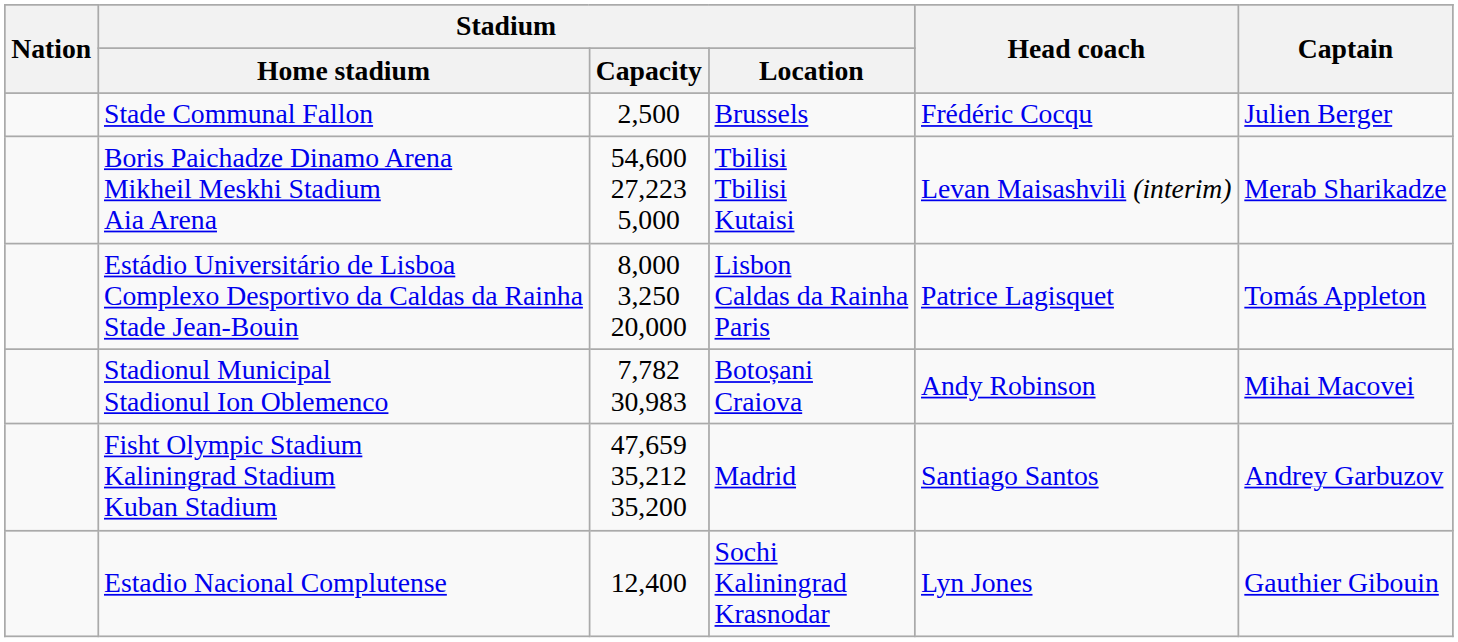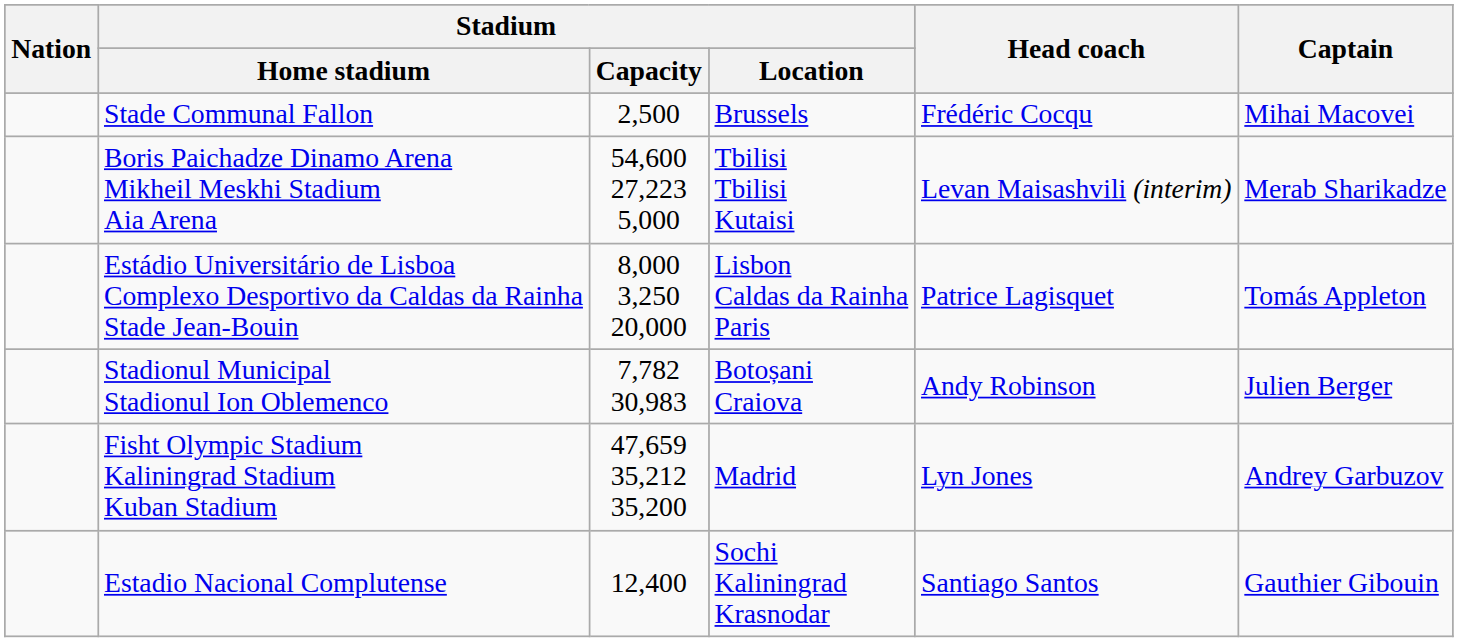(1318, 114) Julien Berger -> (1329, 114) Mihai Macovei
(1329, 386) Mihai Macovei -> (1318, 386) Julien Berger
(1010, 476) Santiago Santos -> (977, 476) Lyn Jones
(977, 582) Lyn Jones -> (1010, 582) Santiago Santos
